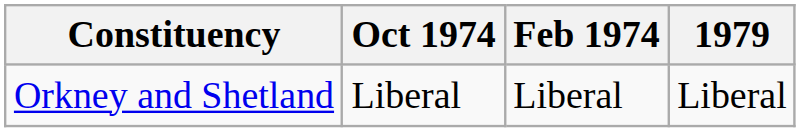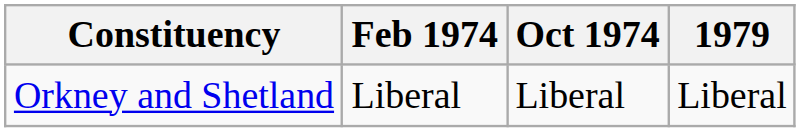columns swapped: (587, 34) <-> (424, 34)
